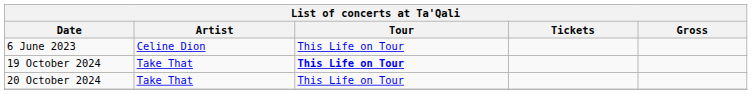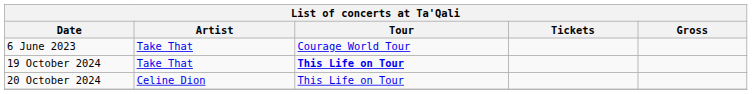(171, 47) Celine Dion -> (165, 47) Take That
(351, 47) This Life on Tour -> (354, 47) Courage World Tour
(165, 81) Take That -> (171, 81) Celine Dion
